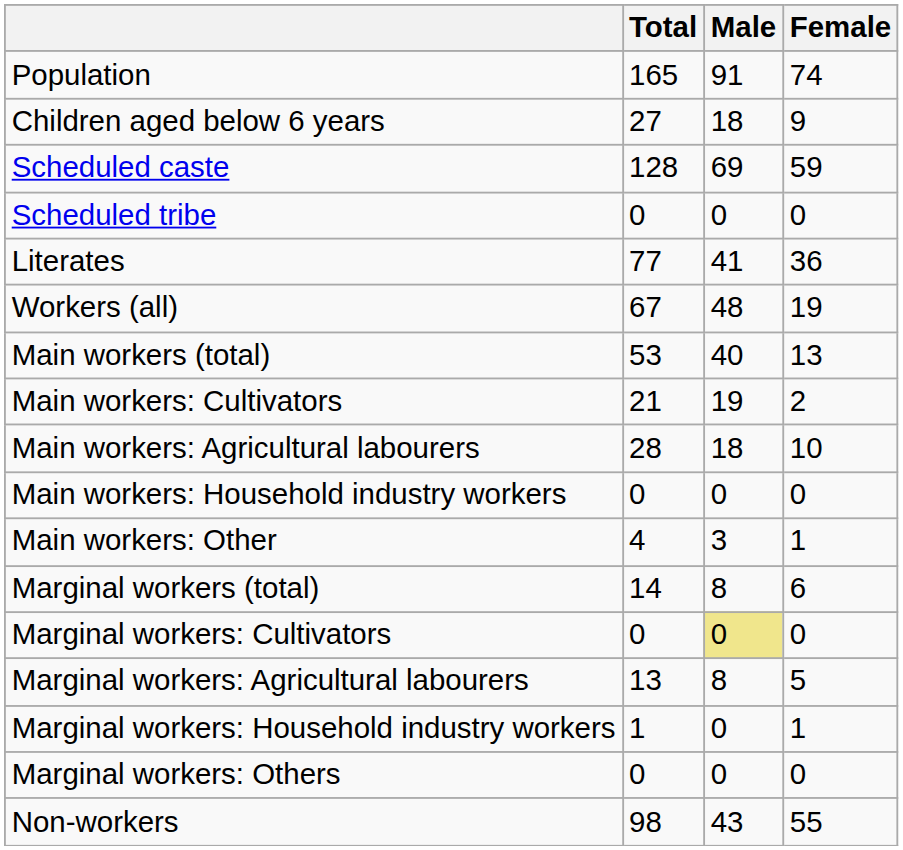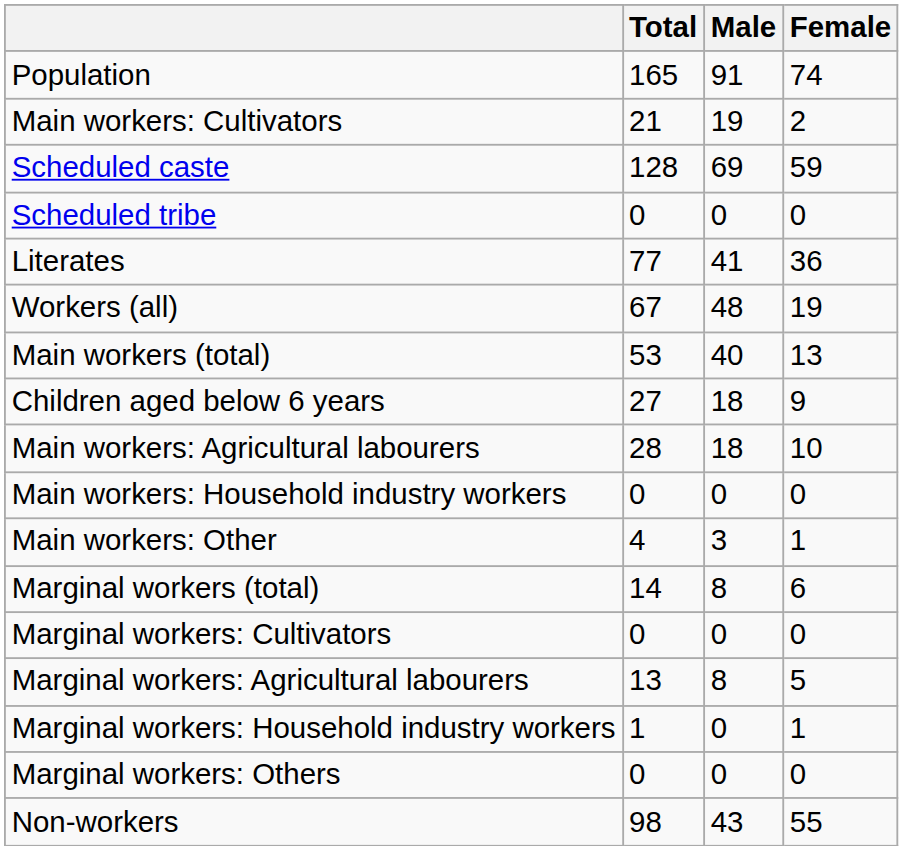rows swapped: (198, 121) <-> (177, 401)
(719, 634) khaki background -> (719, 634) no background
